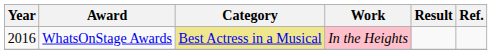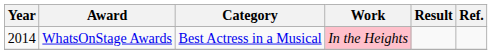(22, 37) 2016 -> (22, 37) 2014
(250, 37) khaki background -> (250, 37) no background
